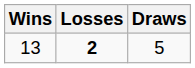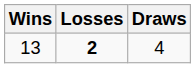(159, 47) 5 -> (159, 47) 4
